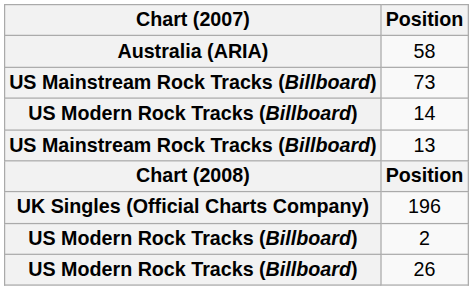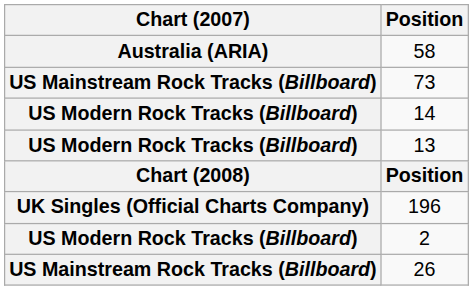(193, 144) US Mainstream Rock Tracks (Billboard) -> (193, 144) US Modern Rock Tracks (Billboard)
(193, 269) US Modern Rock Tracks (Billboard) -> (193, 269) US Mainstream Rock Tracks (Billboard)
